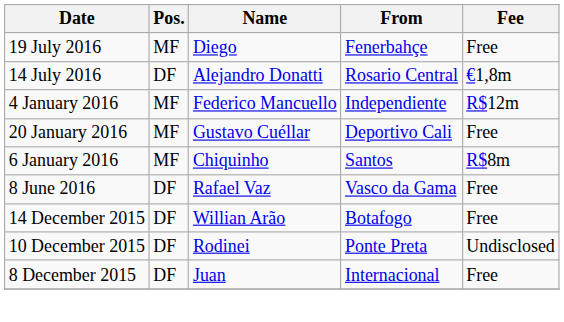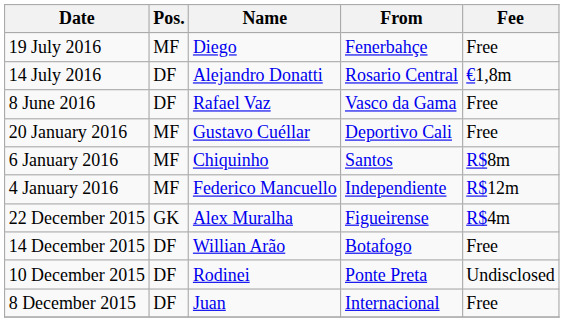rows swapped: (52, 189) <-> (63, 103)
+ row: (77, 217)
